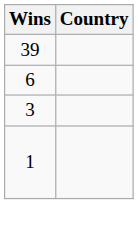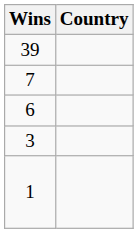+ row: (30, 79)
